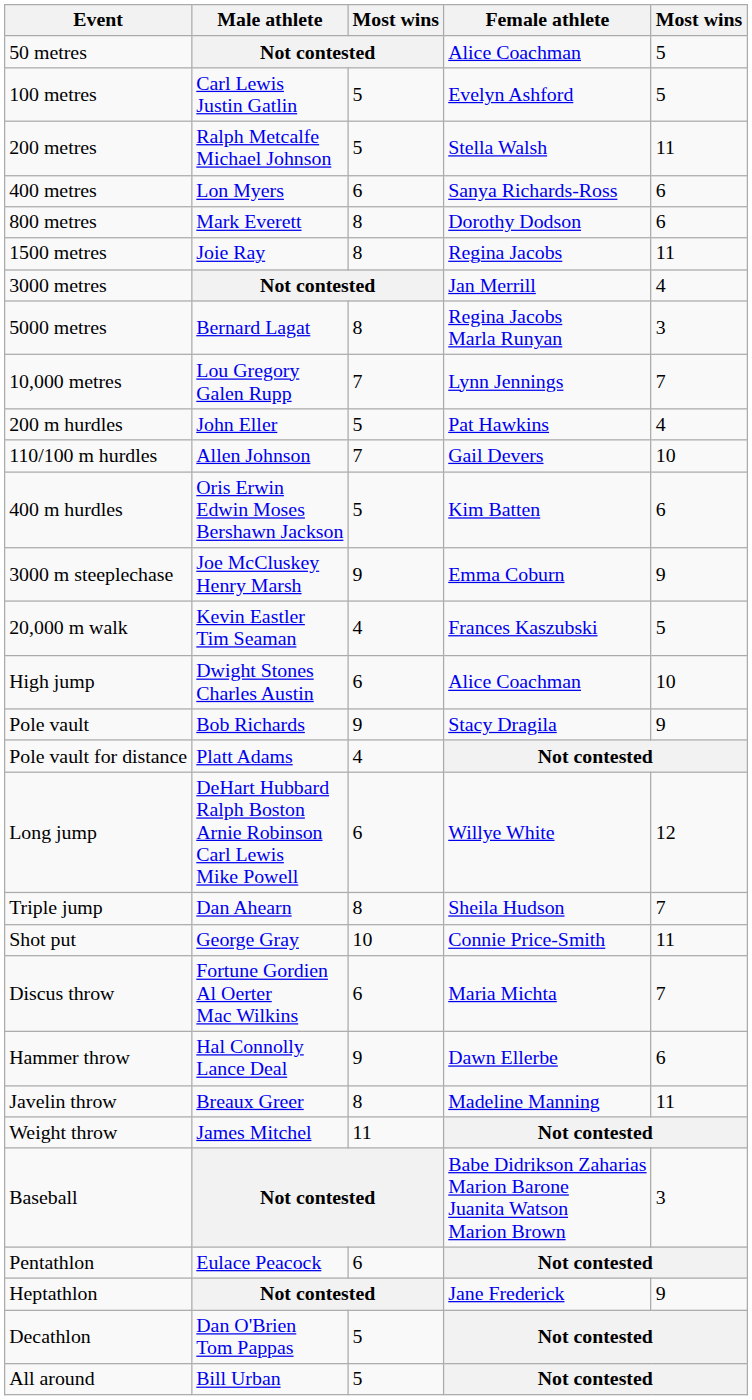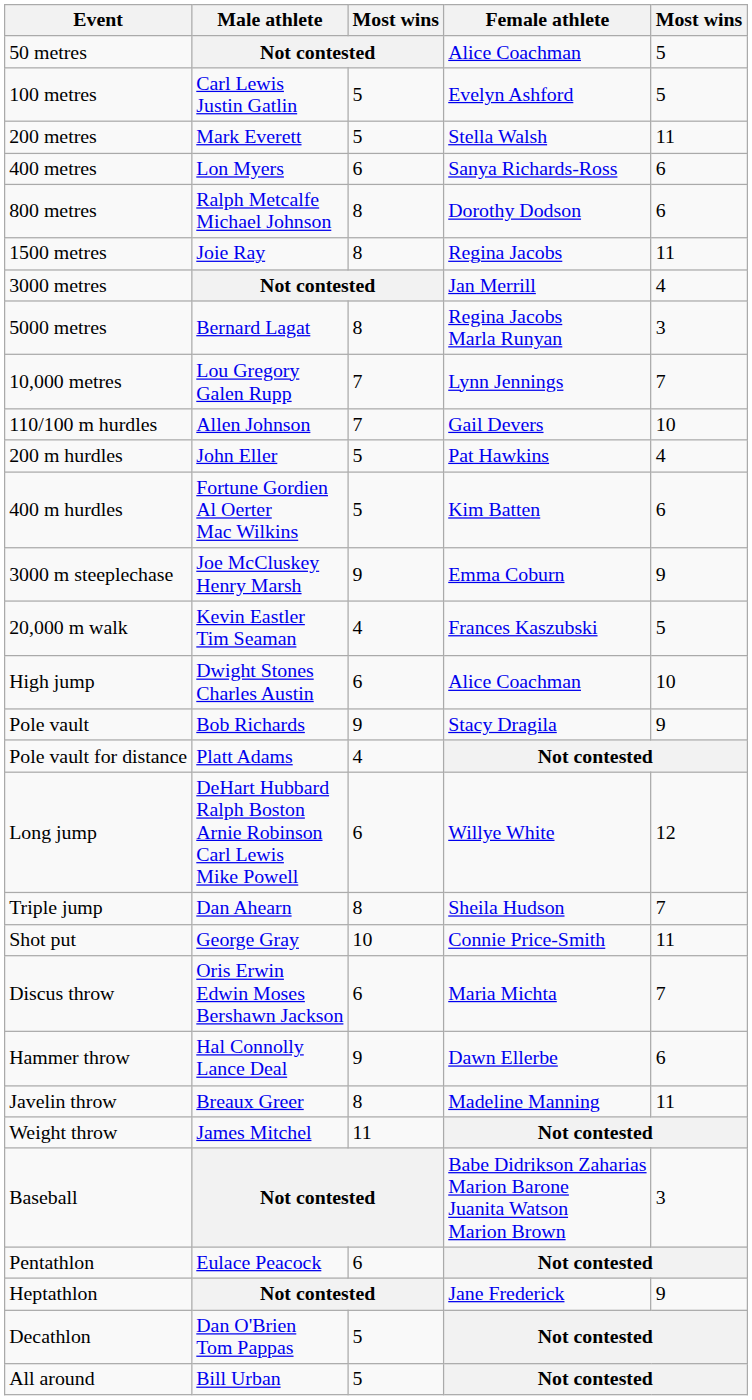(264, 148) Ralph Metcalfe Michael Johnson -> (249, 136) Mark Everett
(249, 222) Mark Everett -> (264, 211) Ralph Metcalfe Michael Johnson
rows swapped: (83, 455) <-> (66, 424)
(270, 509) Oris Erwin Edwin Moses Bershawn Jackson -> (262, 509) Fortune Gordien Al Oerter Mac Wilkins
(262, 993) Fortune Gordien Al Oerter Mac Wilkins -> (270, 993) Oris Erwin Edwin Moses Bershawn Jackson
